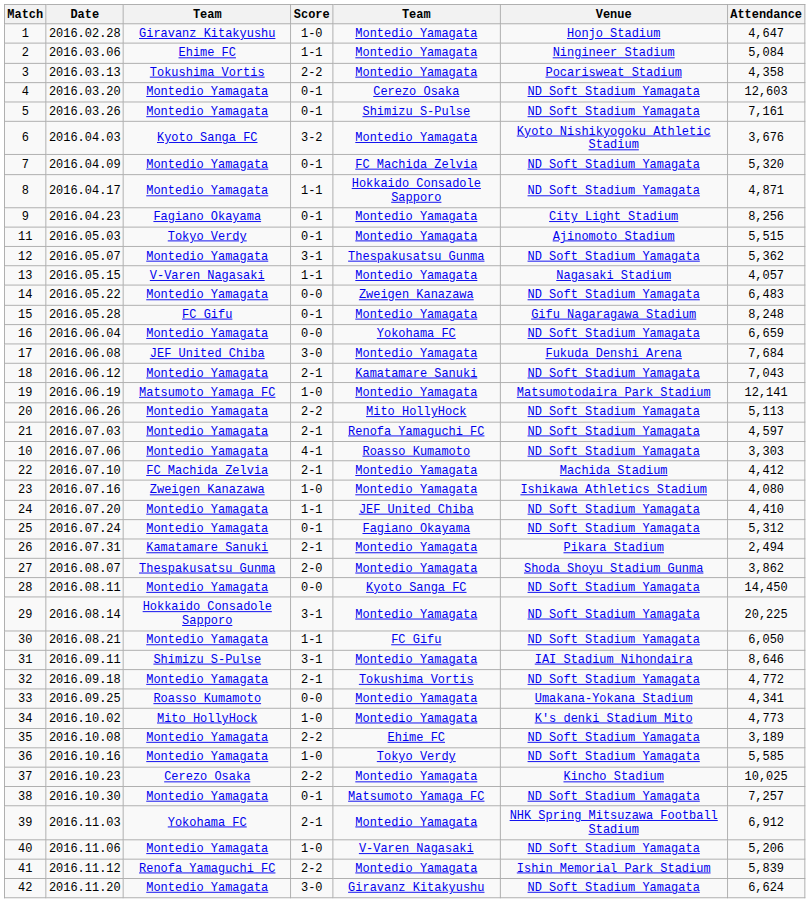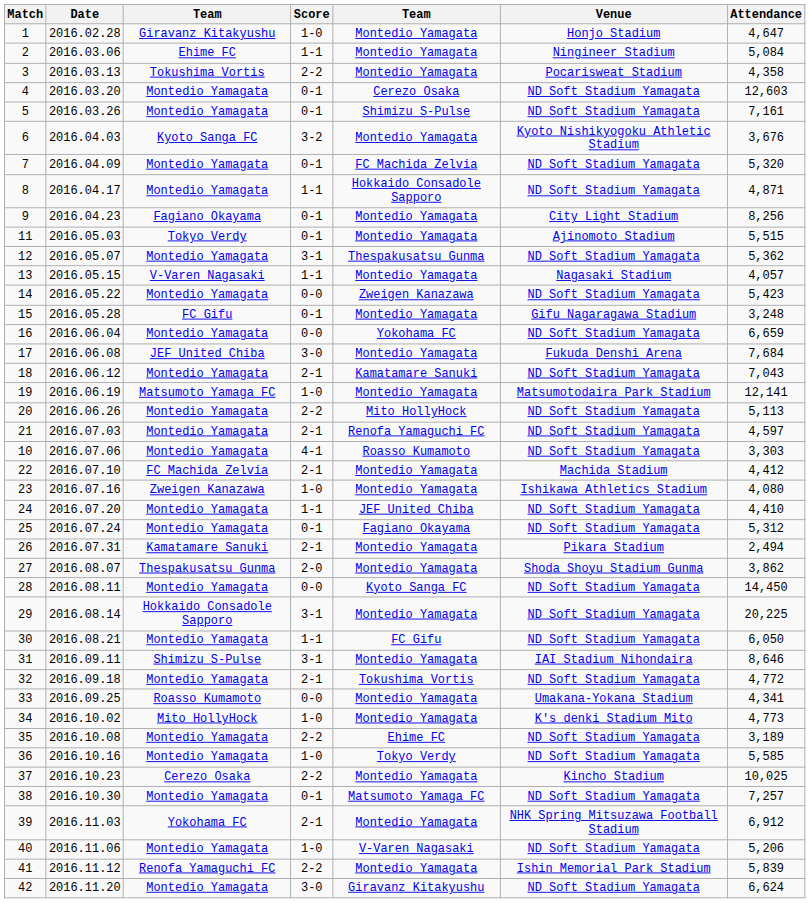(766, 295) 6,483 -> (766, 295) 5,423
(766, 315) 8,248 -> (766, 315) 3,248
